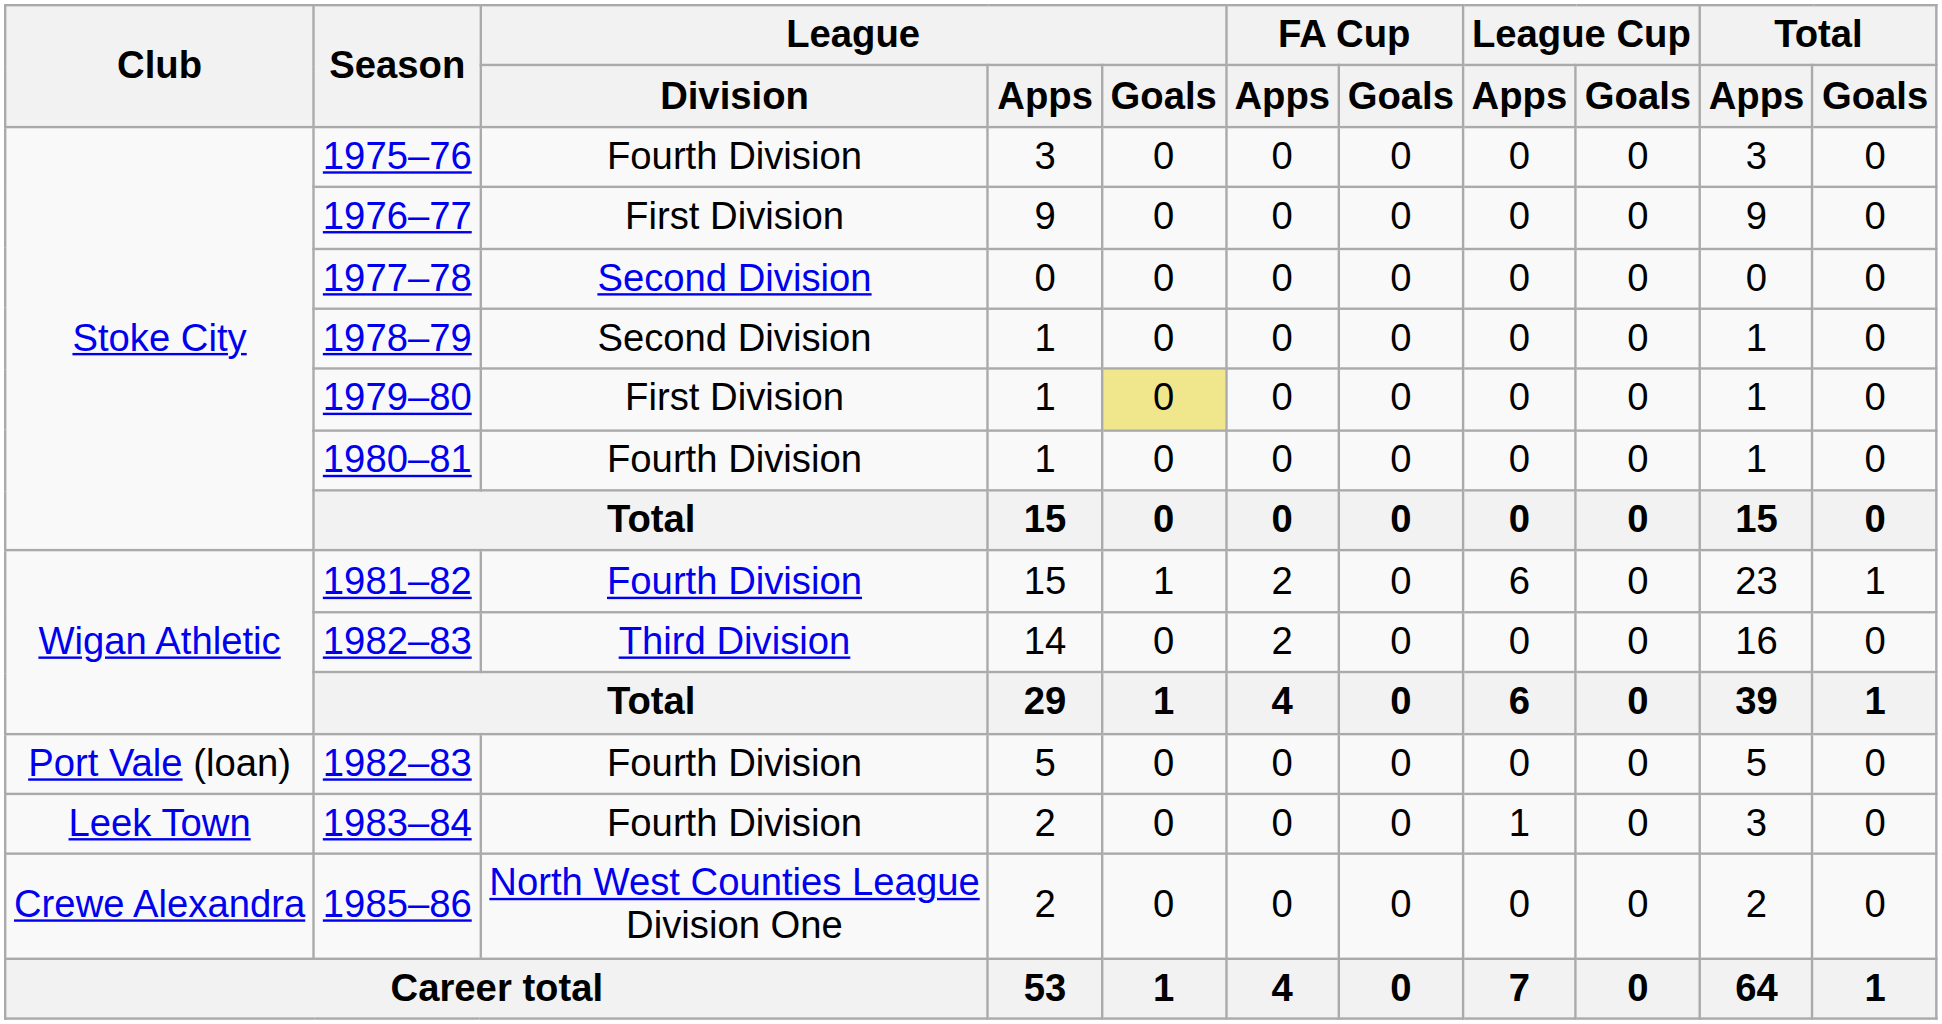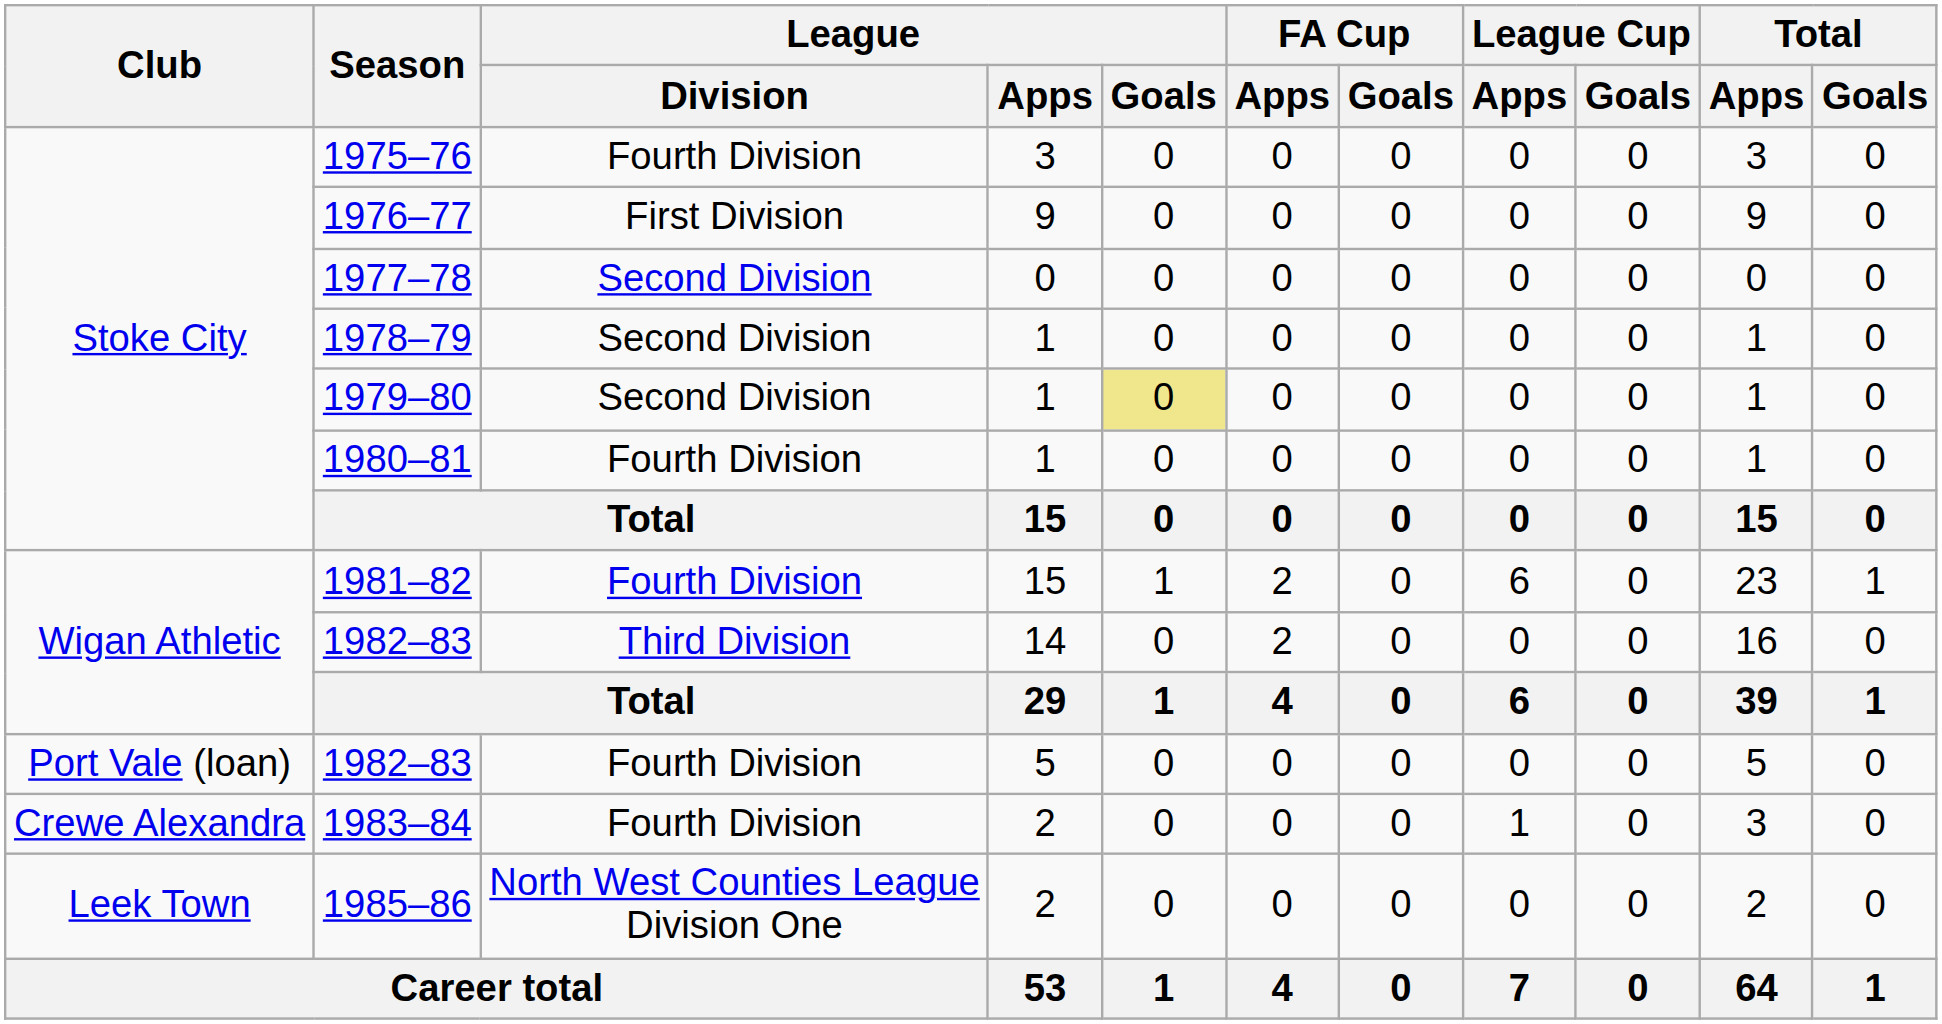(735, 398) First Division -> (734, 398) Second Division
(160, 823) Leek Town -> (160, 823) Crewe Alexandra
(160, 905) Crewe Alexandra -> (160, 905) Leek Town
